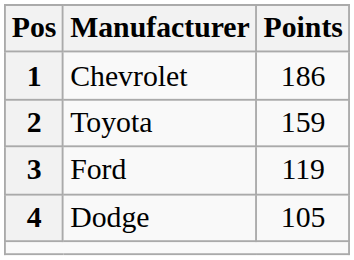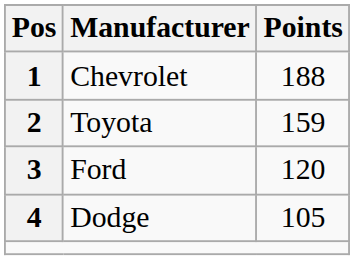(303, 75) 186 -> (303, 75) 188
(303, 169) 119 -> (303, 169) 120
